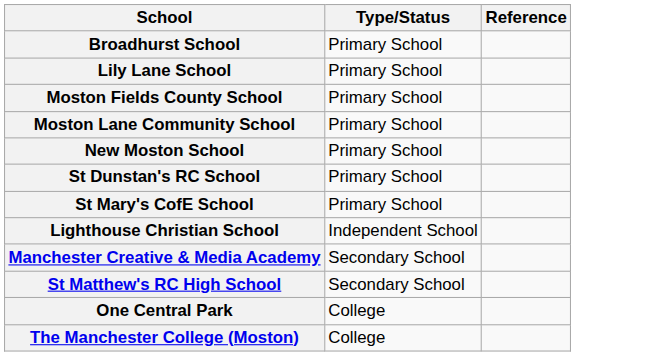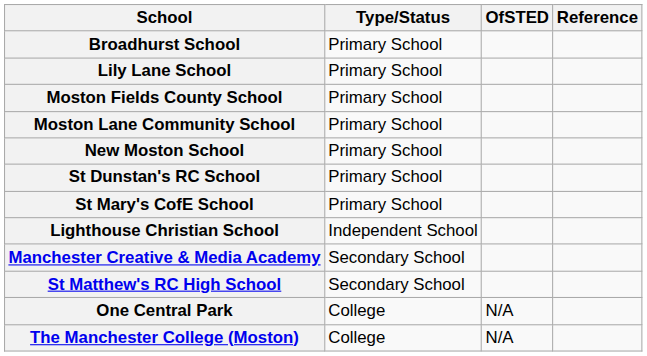+ column: (517, 17)
